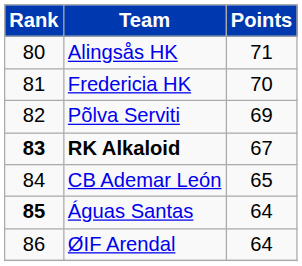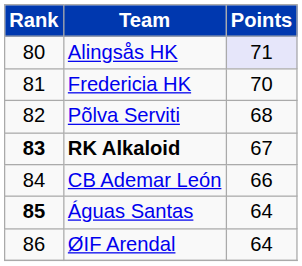(262, 52) no background -> (262, 52) lavender background
(262, 116) 69 -> (262, 116) 68
(262, 180) 65 -> (262, 180) 66
